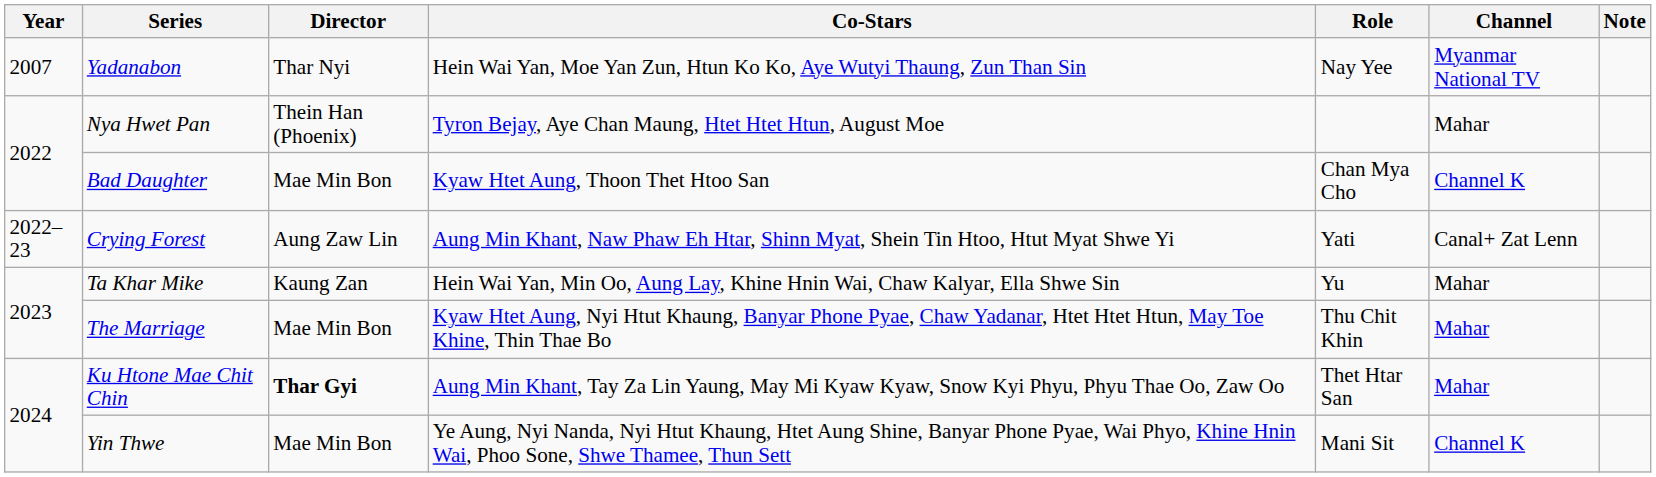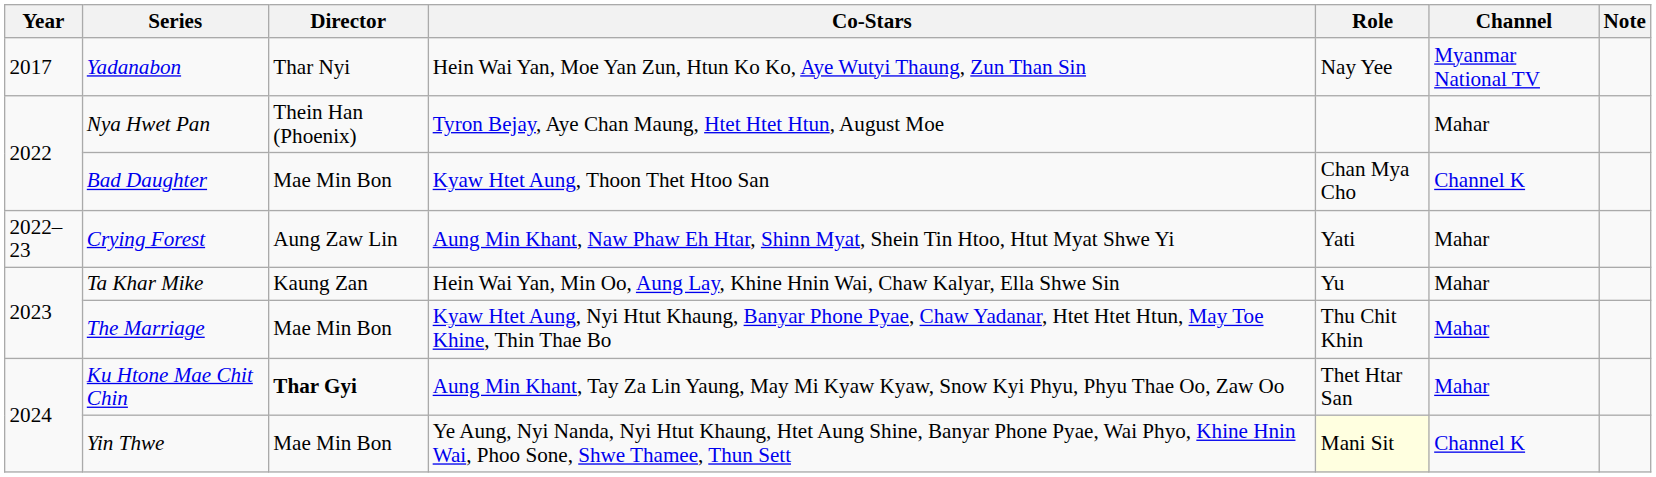(31, 66) 2007 -> (31, 66) 2017
(1506, 238) Canal+ Zat Lenn -> (1462, 238) Mahar
(1358, 443) no background -> (1358, 443) lightyellow background
